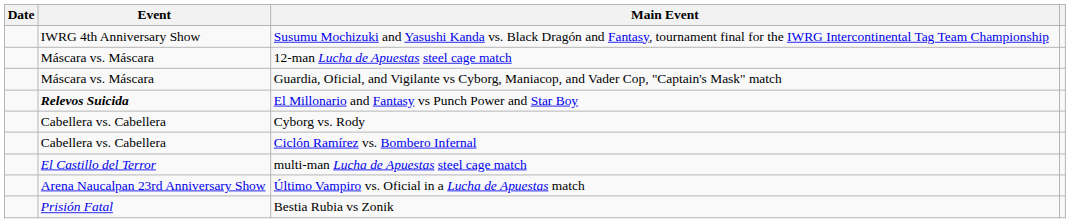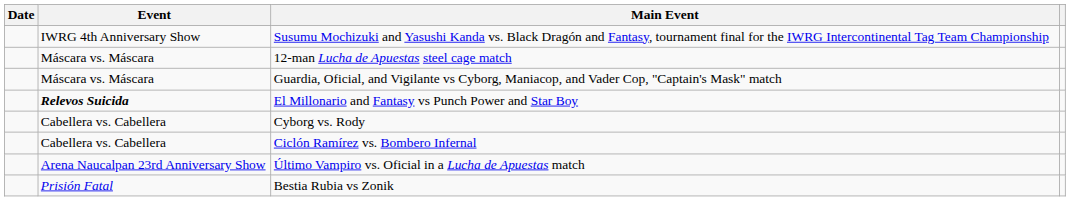- row: (400, 164)
